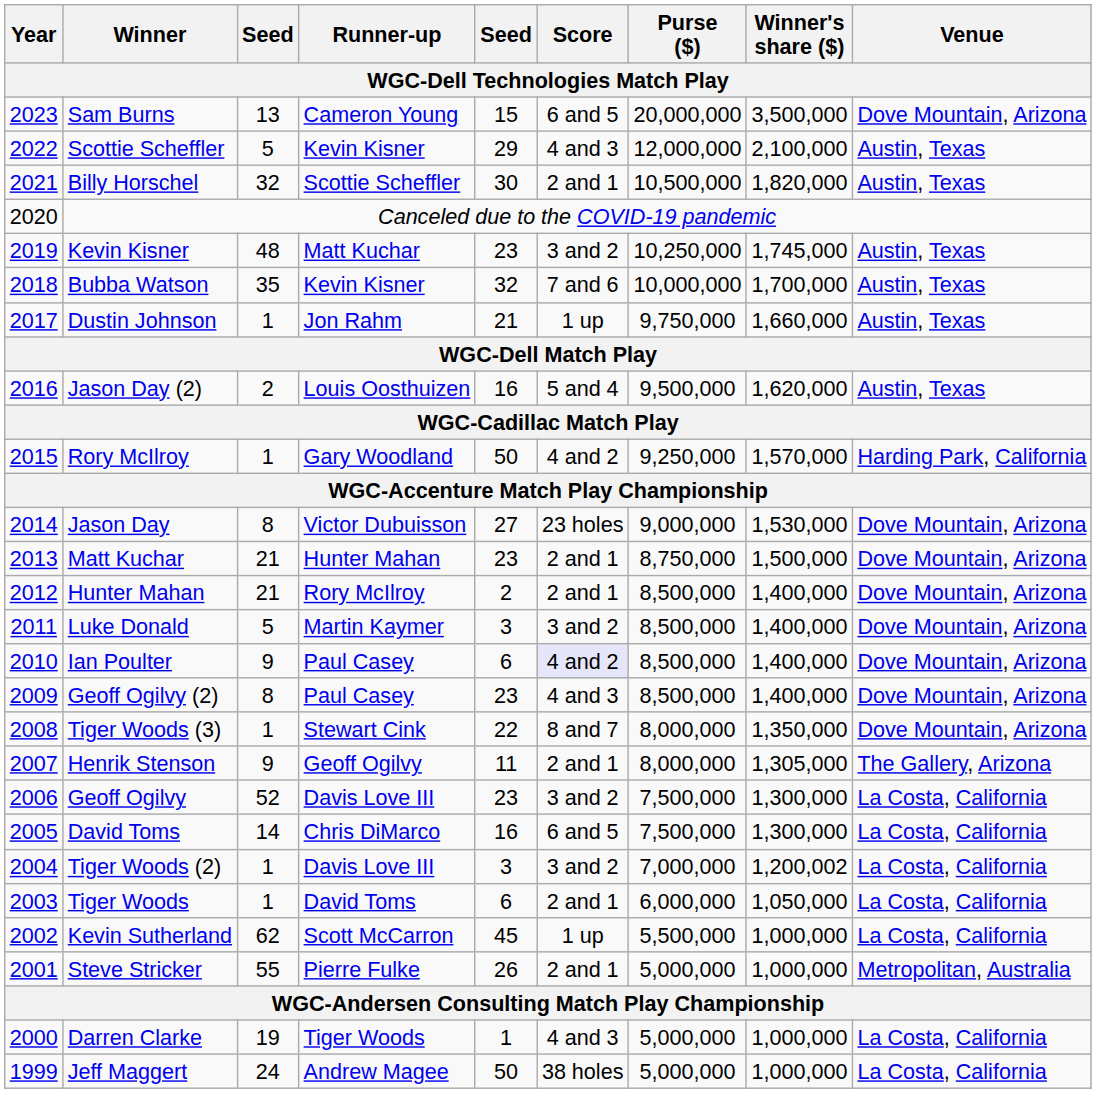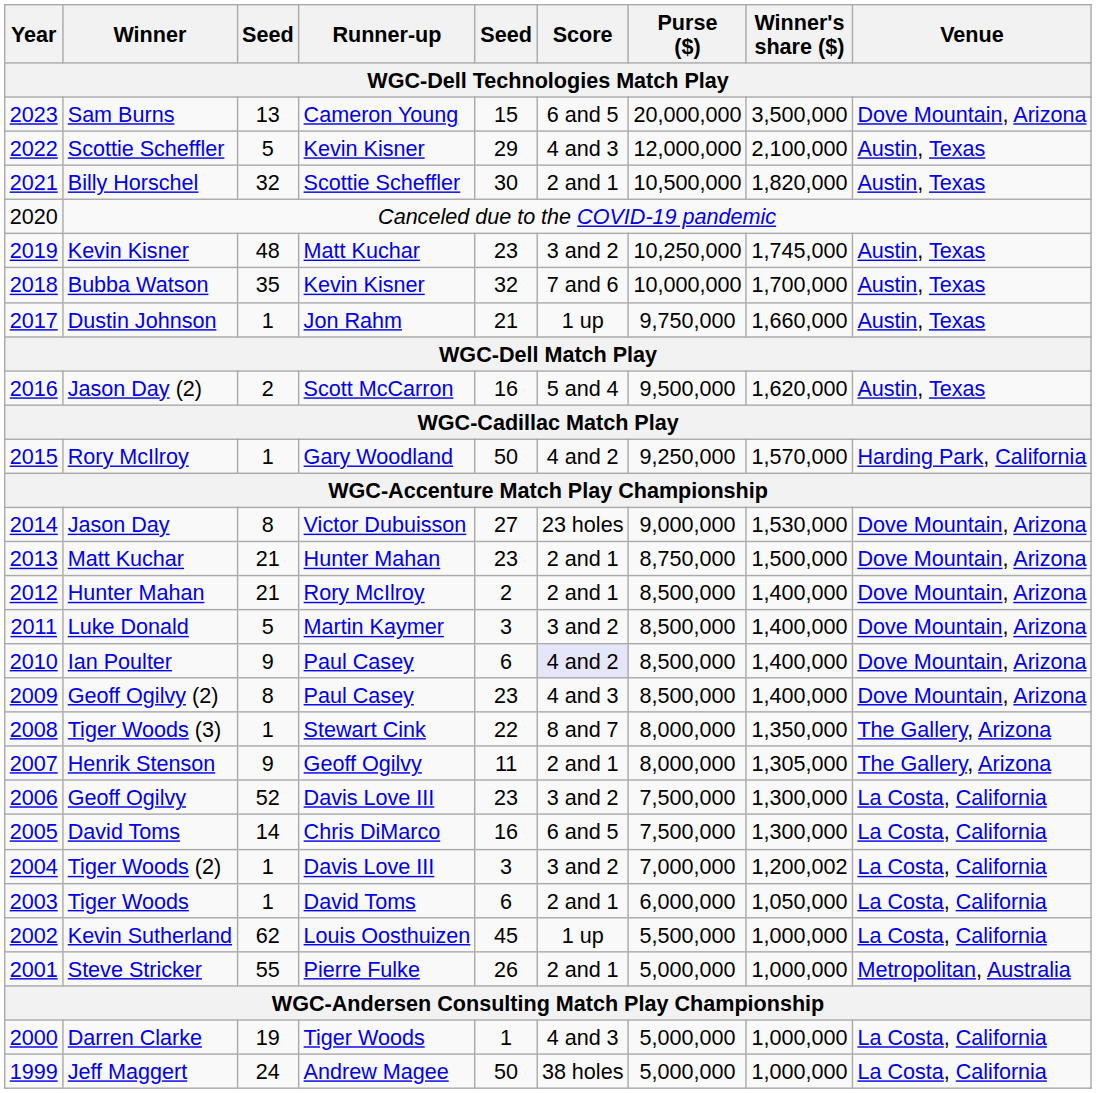(387, 388) Louis Oosthuizen -> (379, 388) Scott McCarron
(972, 729) Dove Mountain, Arizona -> (954, 729) The Gallery, Arizona
(379, 935) Scott McCarron -> (387, 935) Louis Oosthuizen
